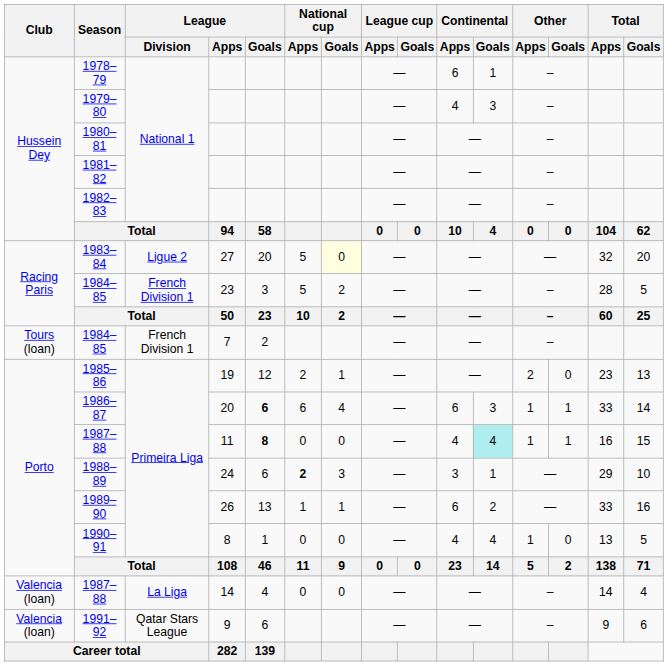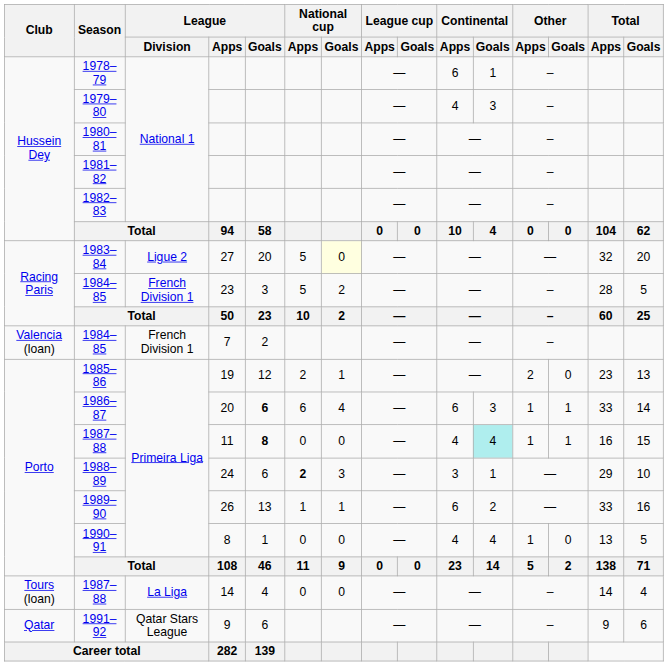(39, 342) Tours (loan) -> (39, 342) Valencia (loan)
(39, 592) Valencia (loan) -> (39, 592) Tours (loan)
(39, 625) Valencia (loan) -> (39, 625) Qatar
